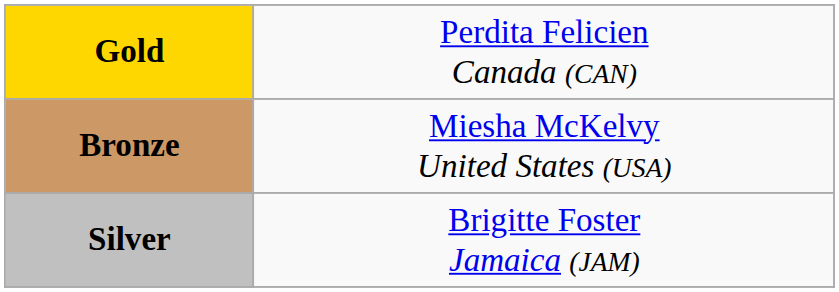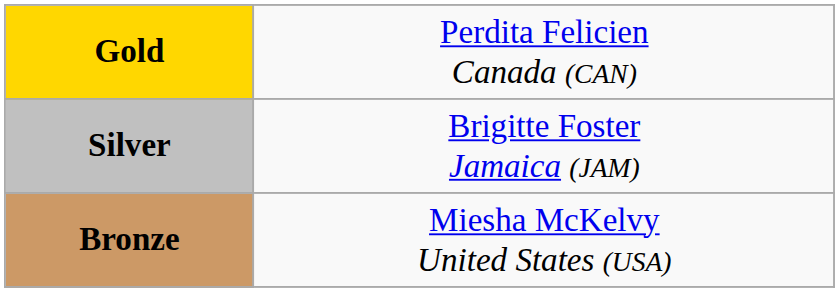rows swapped: (129, 239) <-> (129, 145)
